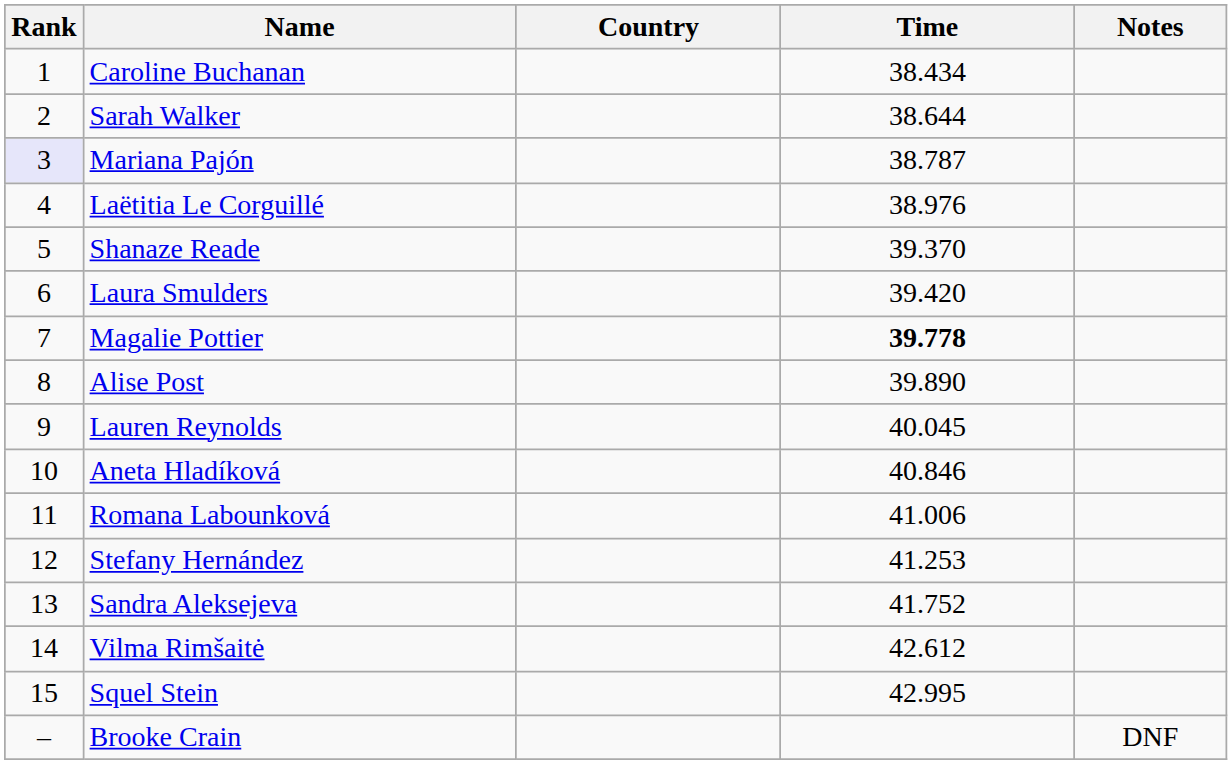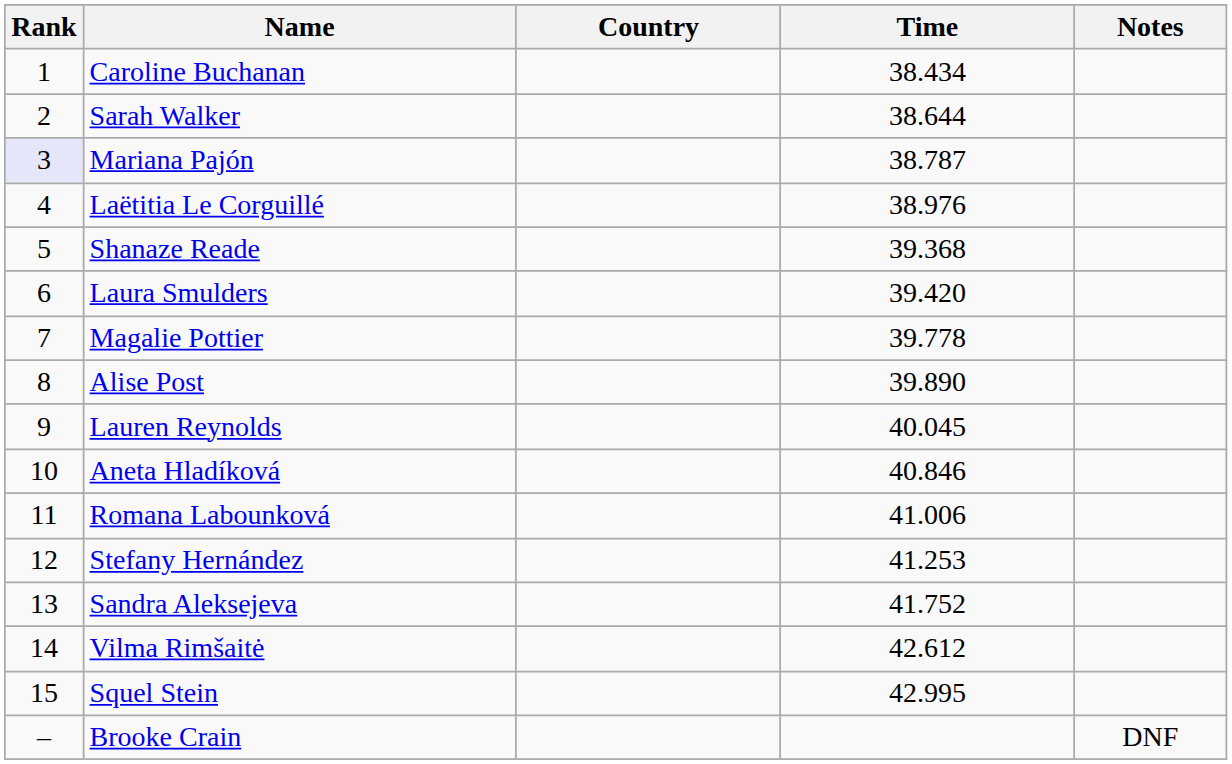(927, 248) 39.370 -> (927, 248) 39.368
(927, 337) bold -> (927, 337) normal
